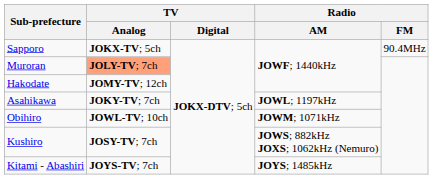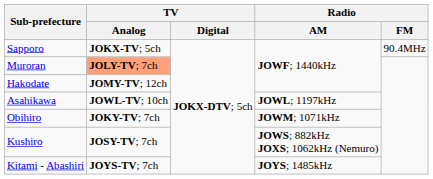(124, 100) JOKY-TV; 7ch -> (129, 100) JOWL-TV; 10ch
(129, 118) JOWL-TV; 10ch -> (124, 118) JOKY-TV; 7ch
